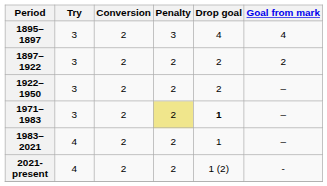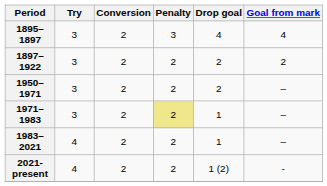- row: (30, 88)
+ row: (30, 88)
(219, 115) bold -> (219, 115) normal
